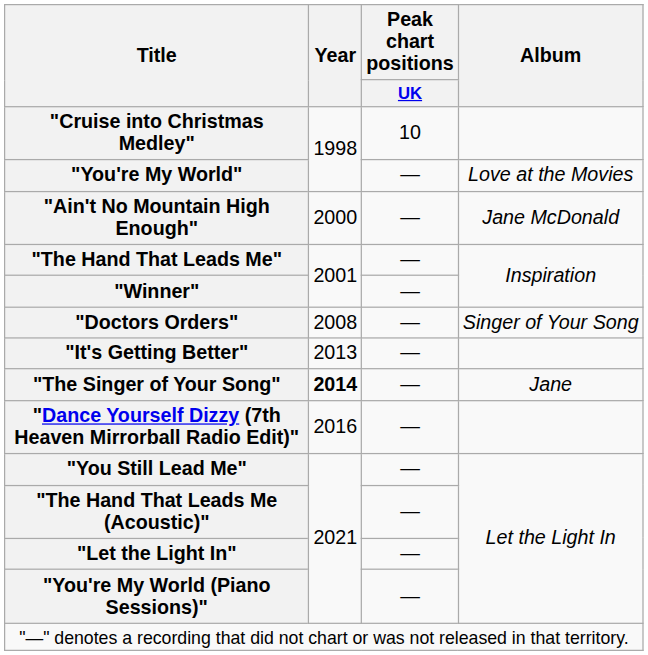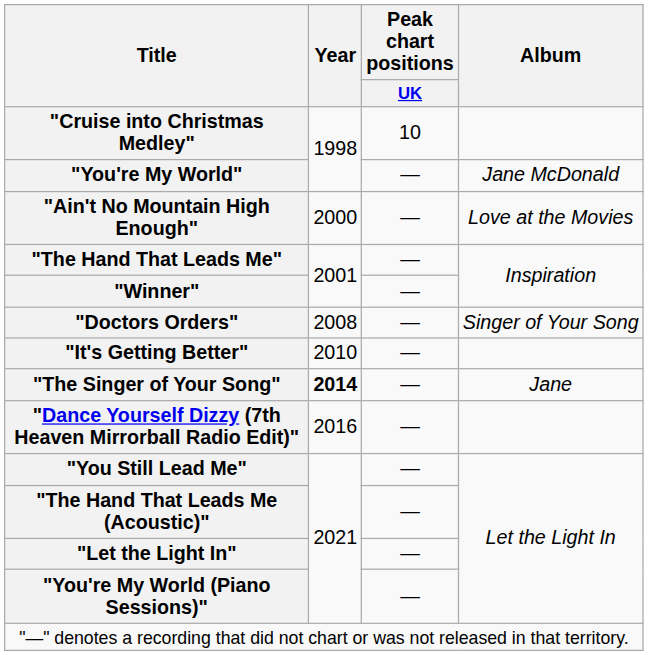(551, 175) Love at the Movies -> (551, 175) Jane McDonald
(551, 217) Jane McDonald -> (551, 217) Love at the Movies
(335, 353) 2013 -> (335, 353) 2010
